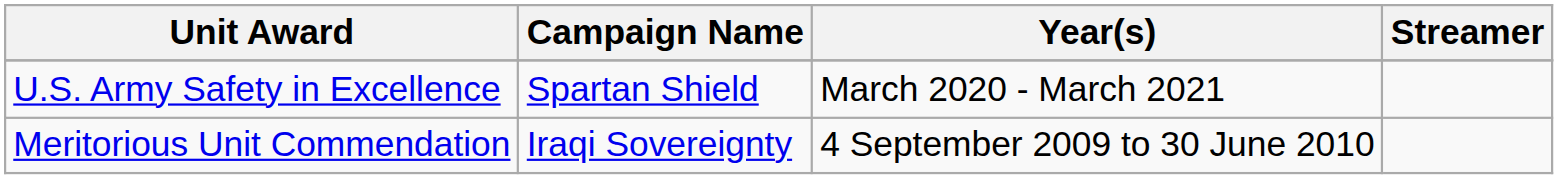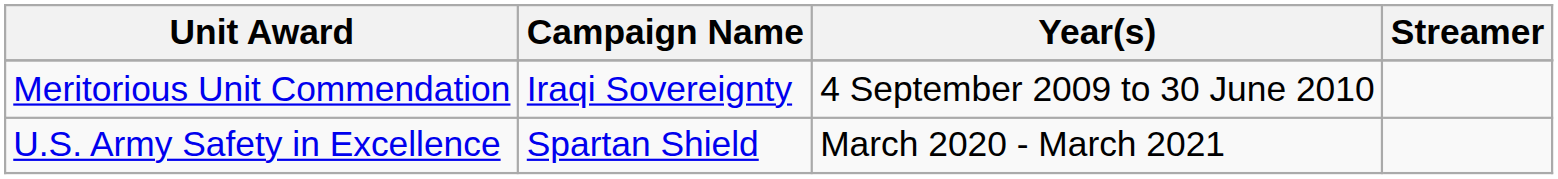rows swapped: (262, 144) <-> (257, 88)
